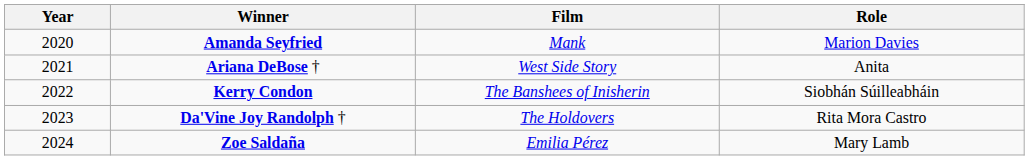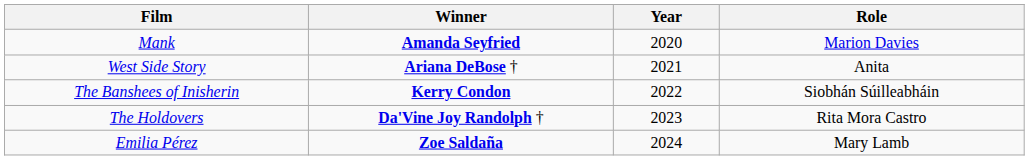columns swapped: (58, 17) <-> (567, 17)
